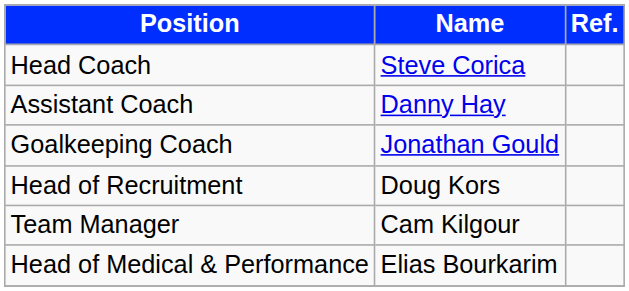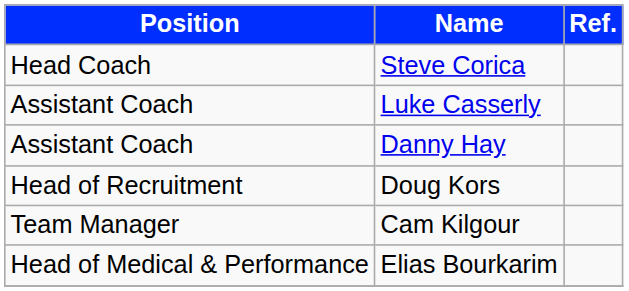+ row: (461, 104)
- row: (470, 144)
